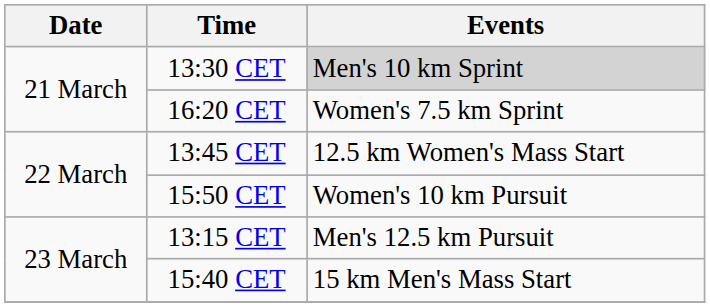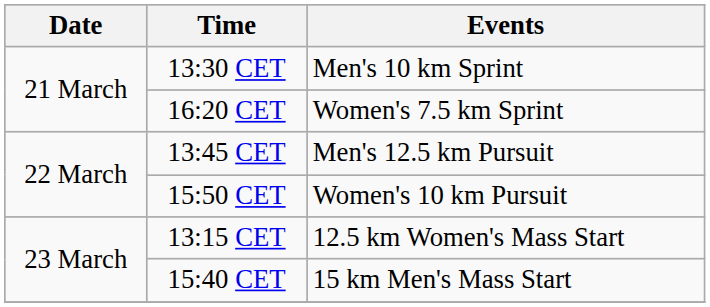(418, 68) lightgrey background -> (418, 68) no background
(469, 152) 12.5 km Women's Mass Start -> (433, 152) Men's 12.5 km Pursuit
(433, 237) Men's 12.5 km Pursuit -> (469, 237) 12.5 km Women's Mass Start
